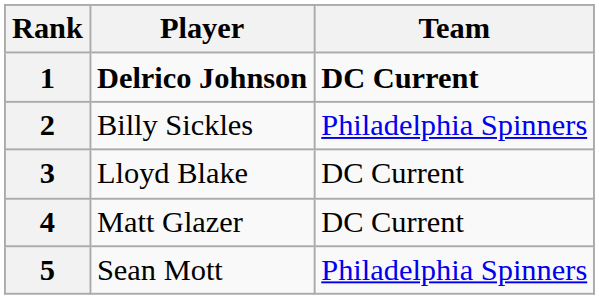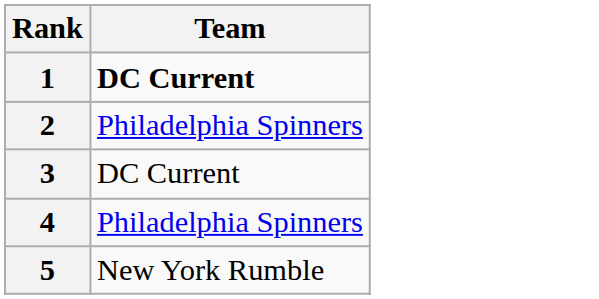- column: (202, 28)
(393, 221) DC Current -> (230, 221) Philadelphia Spinners
(454, 269) Philadelphia Spinners -> (211, 269) New York Rumble
